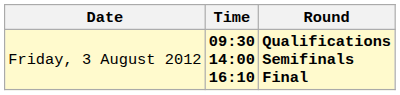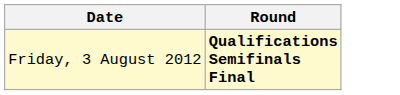- column: (232, 17)
